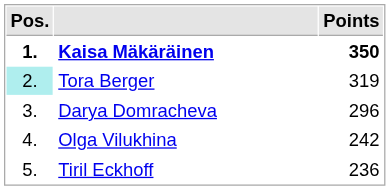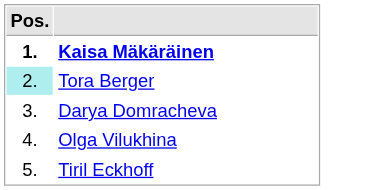- column: (351, 21)
